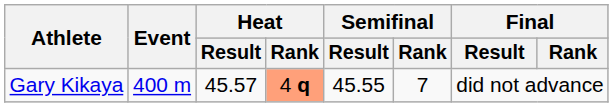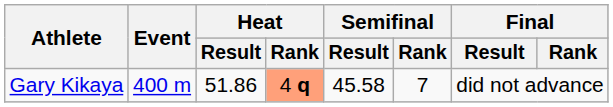(231, 86) 45.57 -> (231, 86) 51.86
(359, 86) 45.55 -> (359, 86) 45.58
